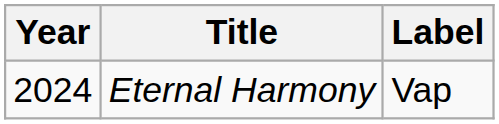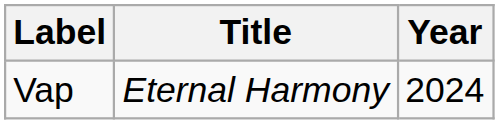columns swapped: (53, 32) <-> (438, 32)
